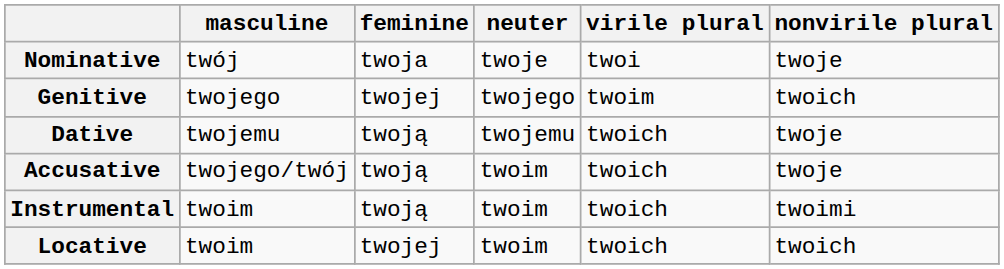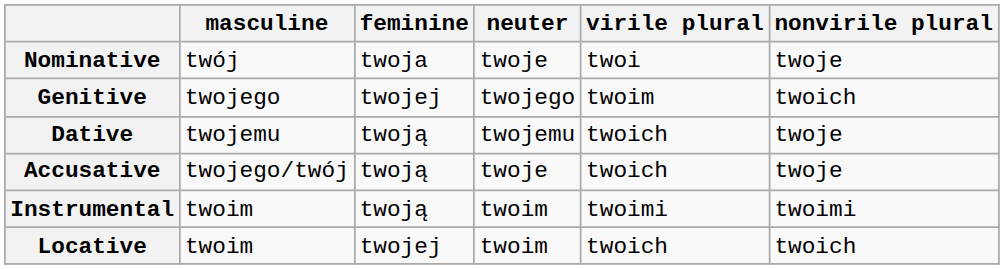(514, 172) twoim -> (514, 172) twoje
(627, 209) twoich -> (627, 209) twoimi
